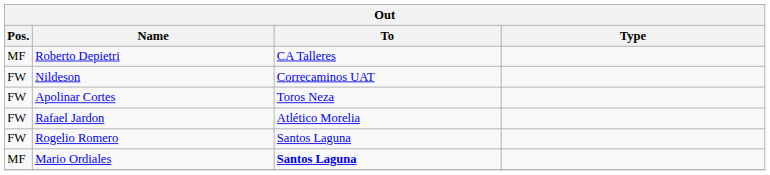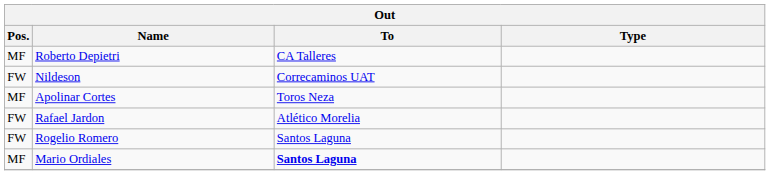(17, 97) FW -> (16, 97) MF
